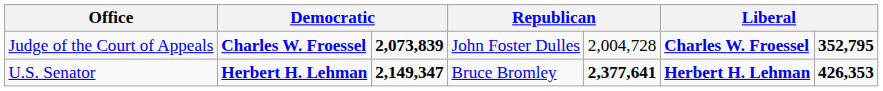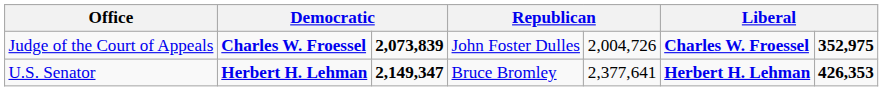(622, 45) 2,004,728 -> (622, 45) 2,004,726
(846, 45) 352,795 -> (846, 45) 352,975
(622, 72) bold -> (622, 72) normal
